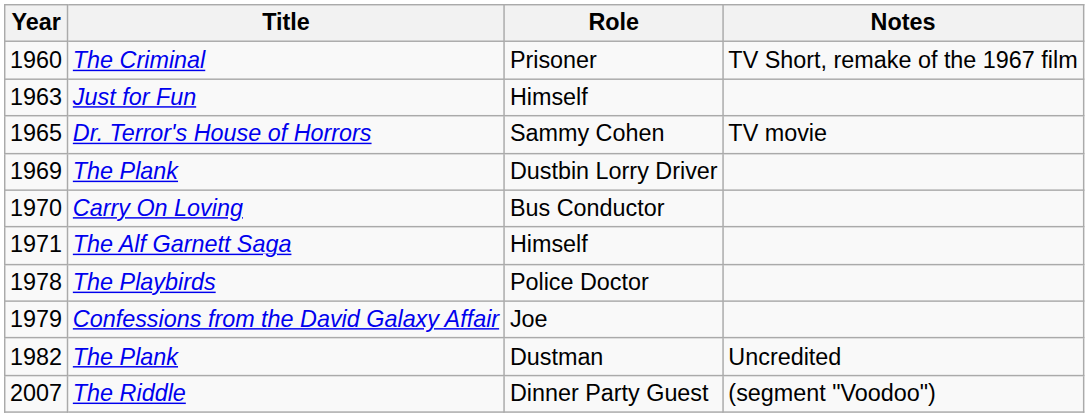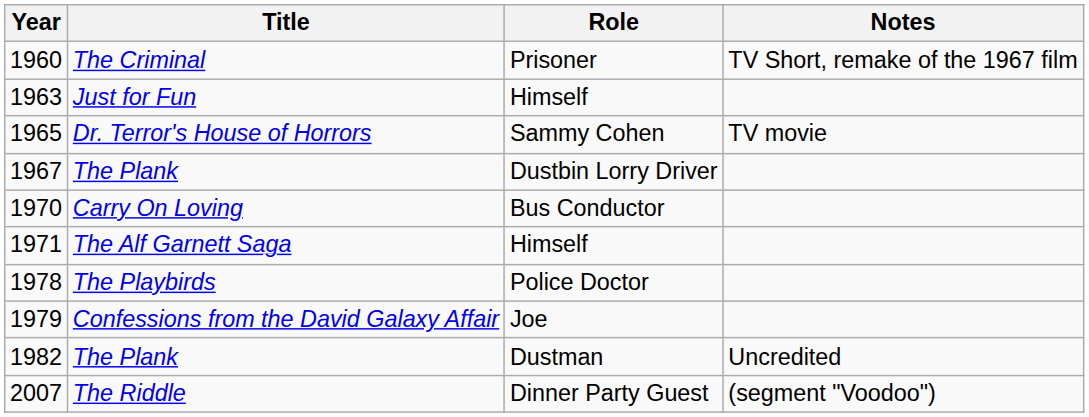(36, 171) 1969 -> (36, 171) 1967
